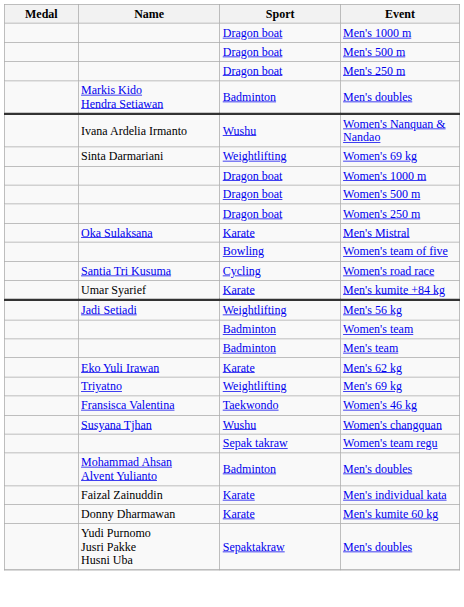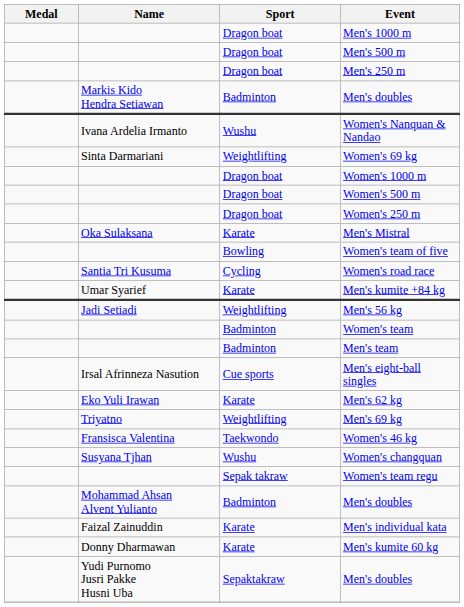+ row: (140, 374)
